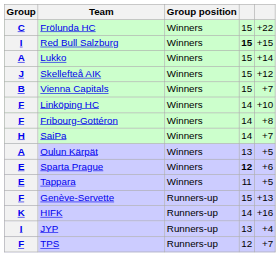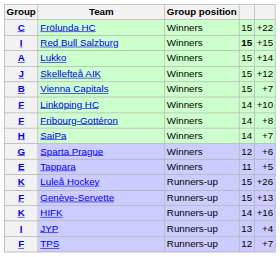- row: (69, 151)
(21, 167) E -> (21, 151) G
(247, 167) bold -> (247, 151) normal
+ row: (70, 182)
